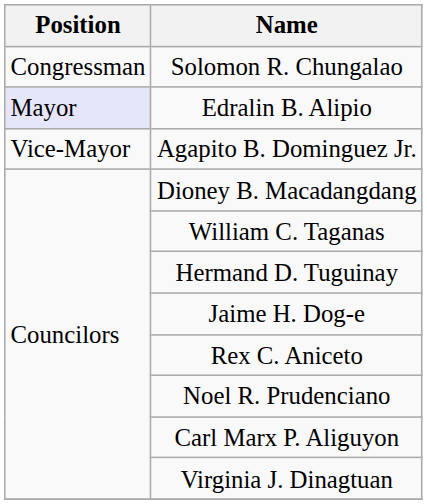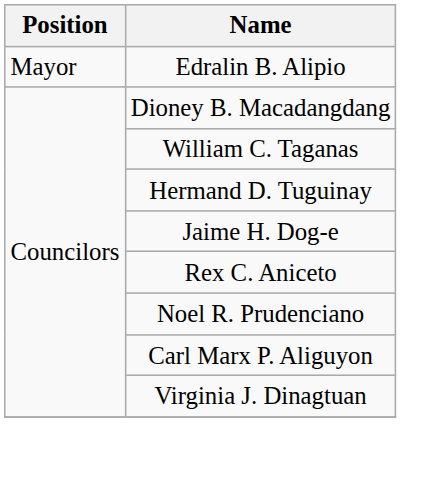- row: (287, 66)
(44, 108) lavender background -> (44, 66) no background
- row: (287, 149)
